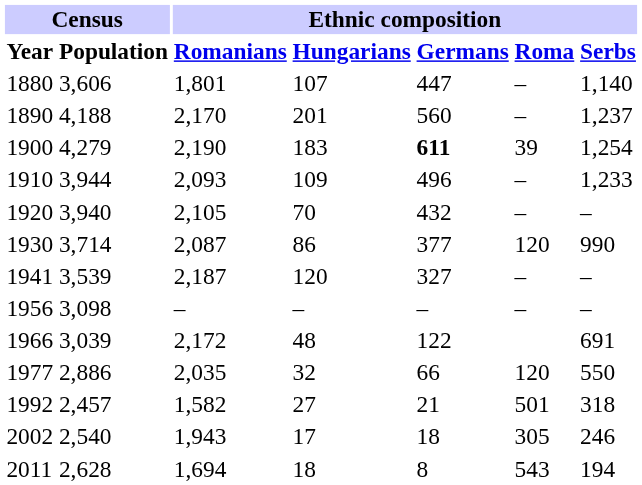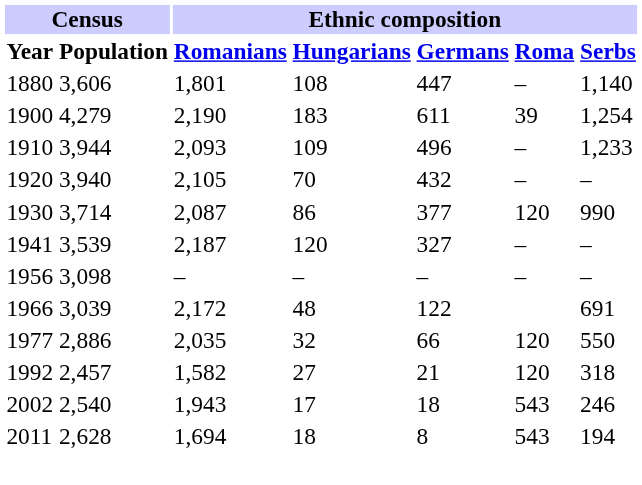(310, 83) 107 -> (310, 83) 108
- row: (30, 115)
(433, 147) bold -> (434, 115) normal
(532, 404) 501 -> (532, 372) 120
(532, 436) 305 -> (532, 404) 543
